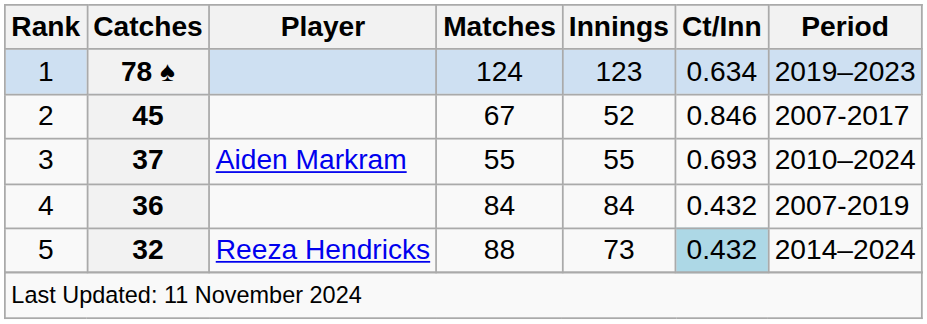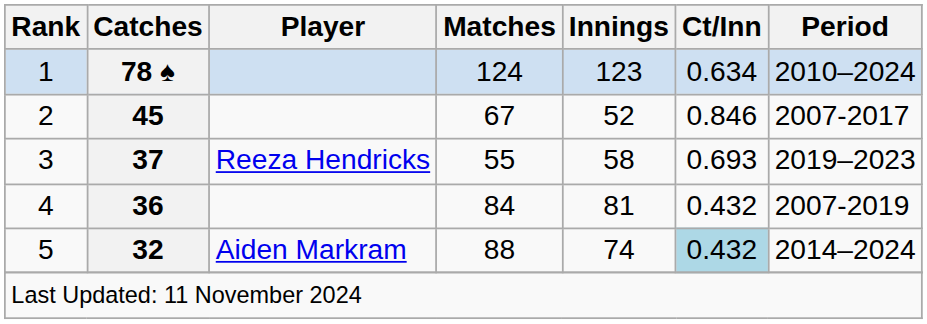(845, 71) 2019–2023 -> (845, 71) 2010–2024
(311, 160) Aiden Markram -> (323, 160) Reeza Hendricks
(619, 160) 55 -> (619, 160) 58
(845, 160) 2010–2024 -> (845, 160) 2019–2023
(619, 205) 84 -> (619, 205) 81
(323, 250) Reeza Hendricks -> (311, 250) Aiden Markram
(619, 250) 73 -> (619, 250) 74
